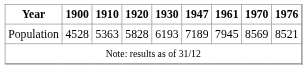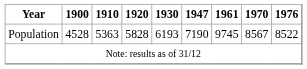(197, 34) 7189 -> (197, 34) 7190
(227, 34) 7945 -> (227, 34) 9745
(257, 34) 8569 -> (257, 34) 8567
(287, 34) 8521 -> (287, 34) 8522
